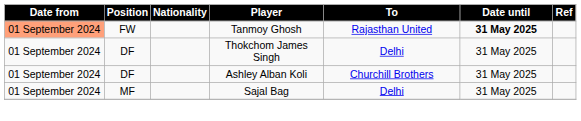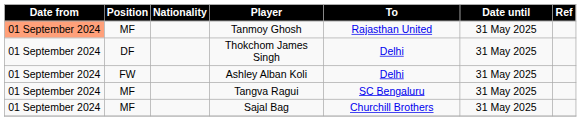(127, 30) FW -> (127, 30) MF
(506, 30) bold -> (506, 30) normal
(127, 75) DF -> (127, 75) FW
(392, 75) Churchill Brothers -> (392, 75) Delhi
+ row: (266, 91)
(392, 91) Delhi -> (392, 108) Churchill Brothers
